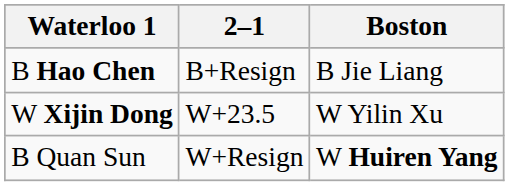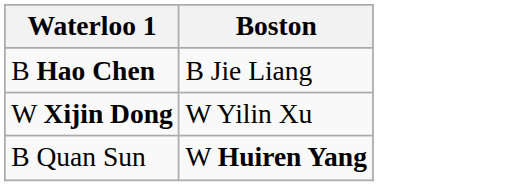- column: (244, 26)
